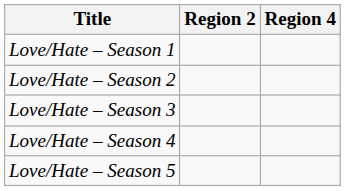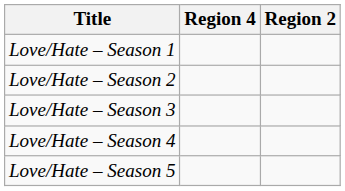columns swapped: (220, 19) <-> (300, 19)
